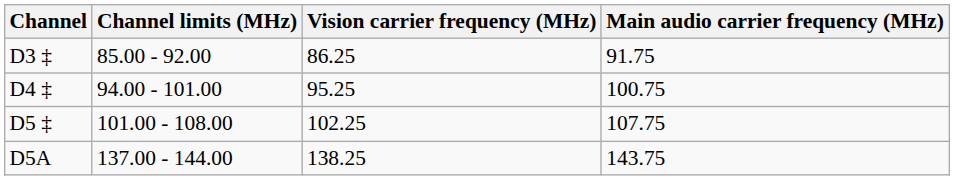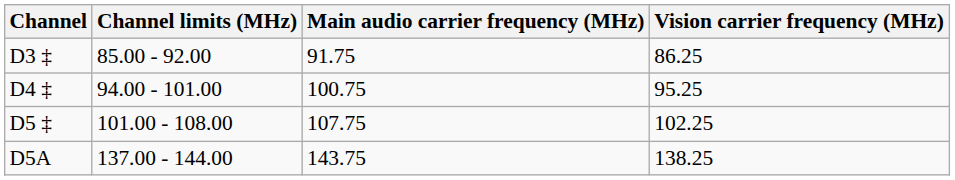columns swapped: (452, 21) <-> (775, 21)
